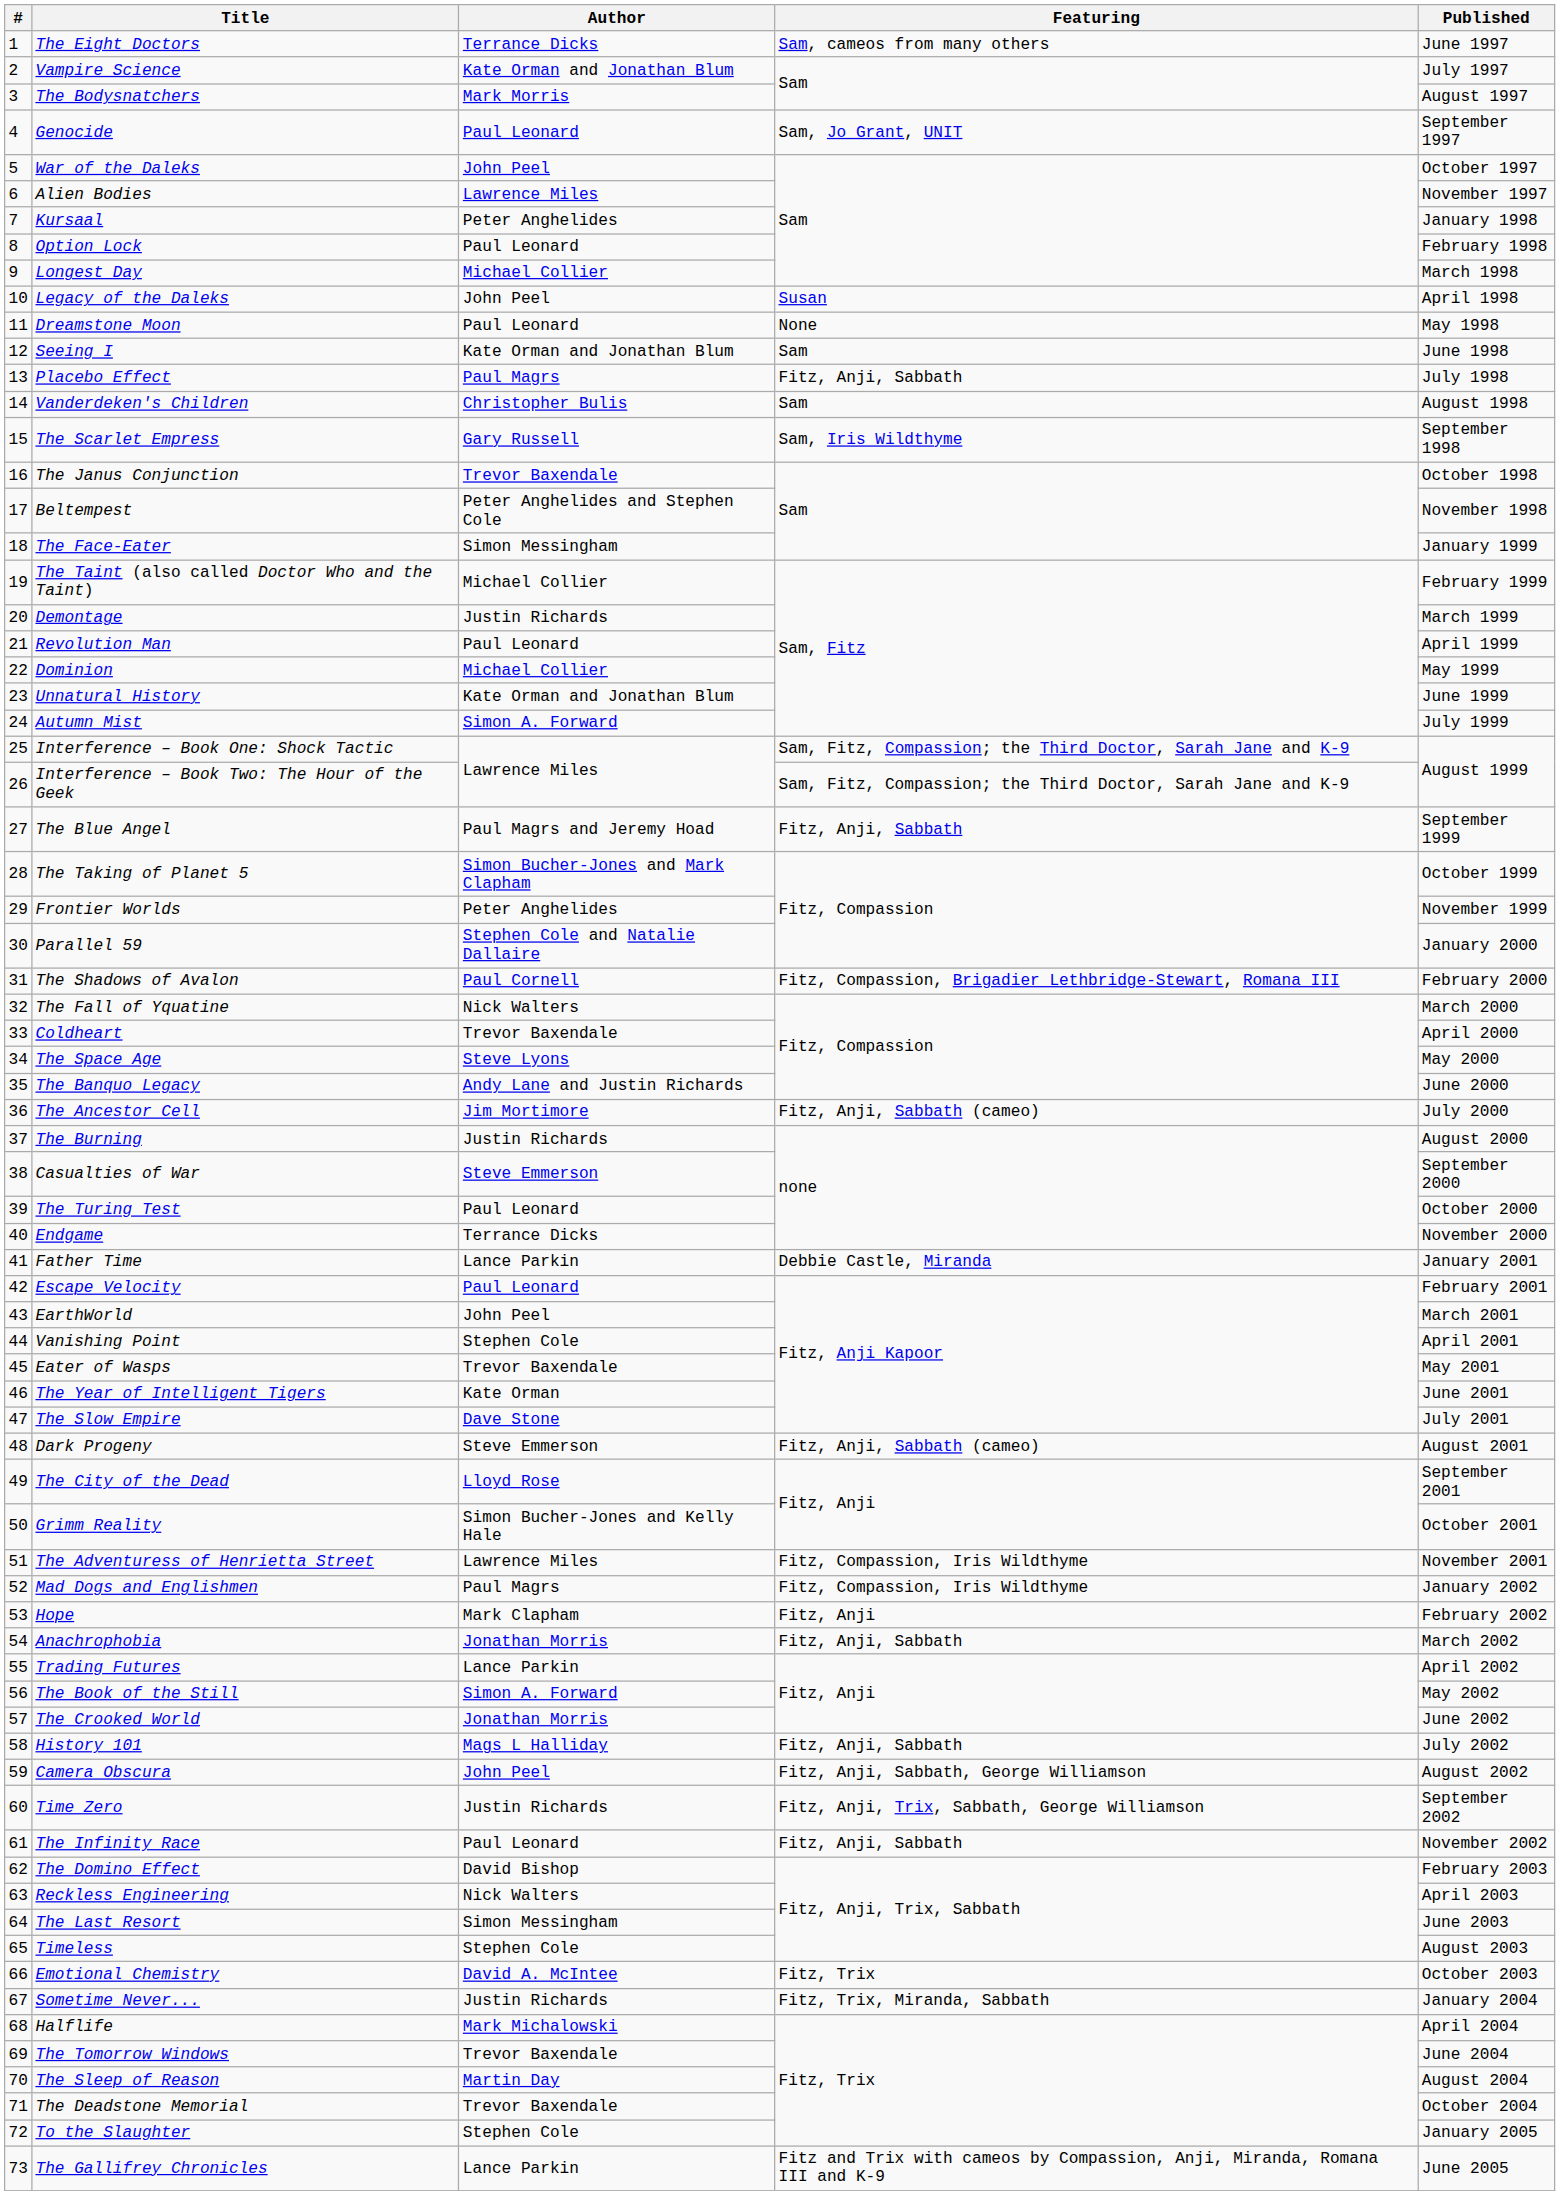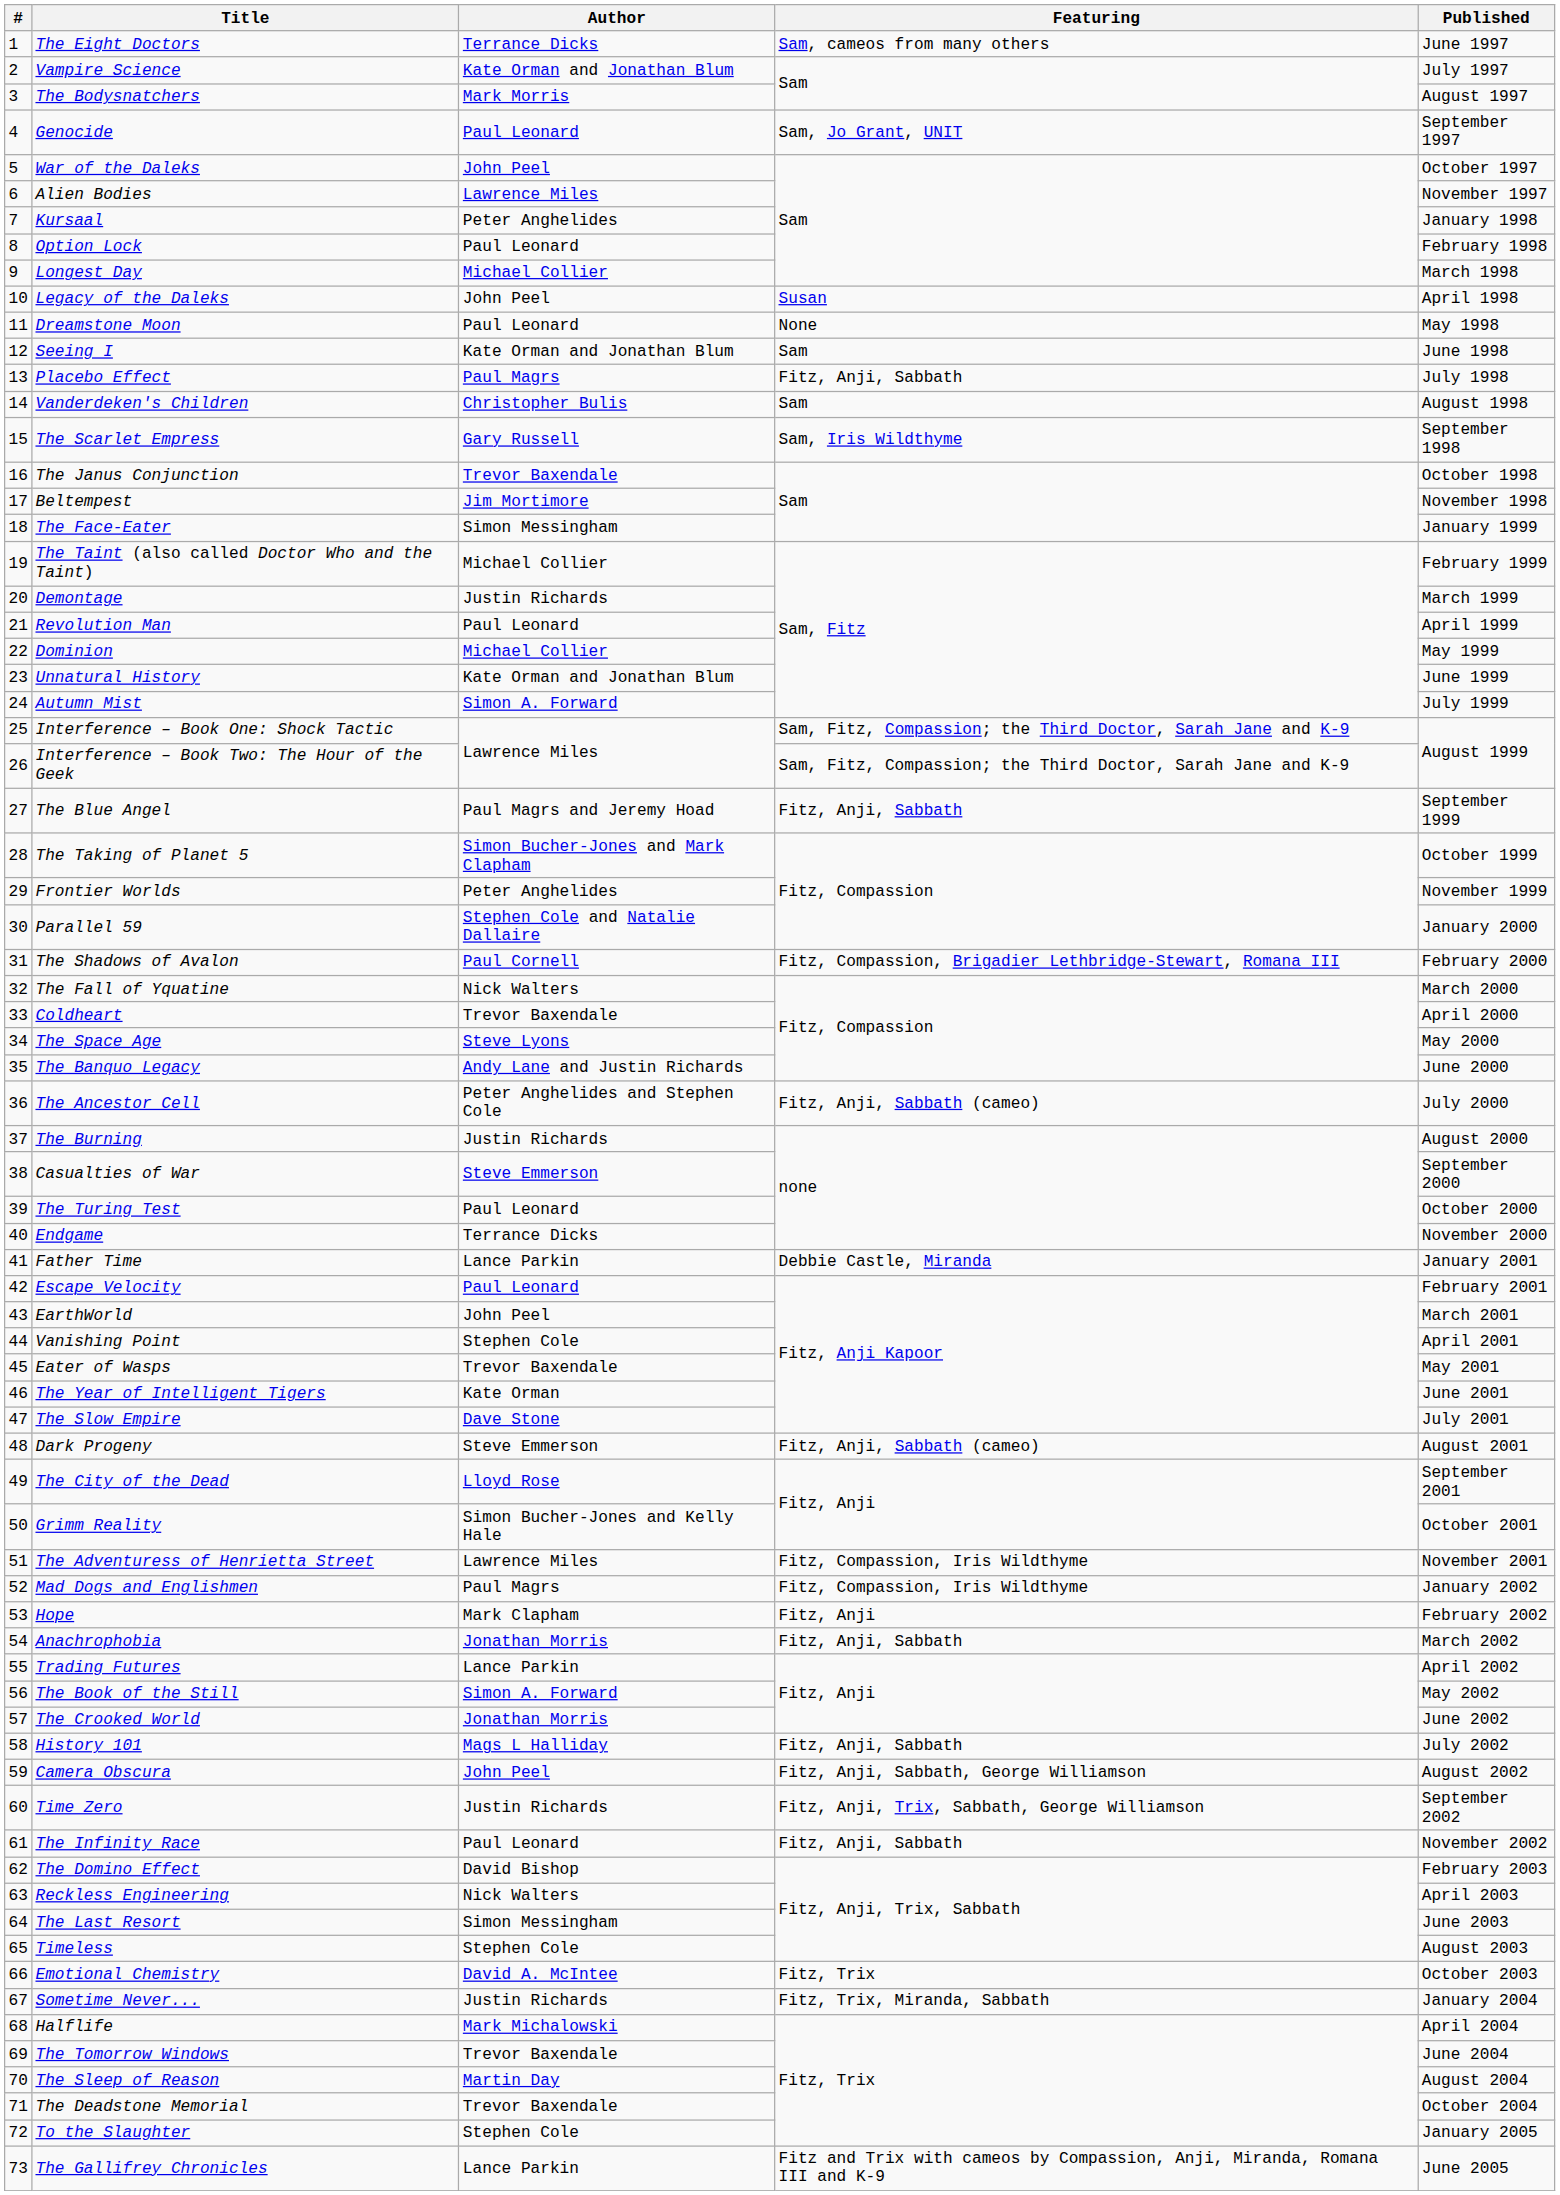(598, 511) Peter Anghelides and Stephen Cole -> (526, 502) Jim Mortimore
(526, 1112) Jim Mortimore -> (598, 1103) Peter Anghelides and Stephen Cole
